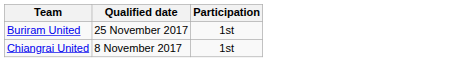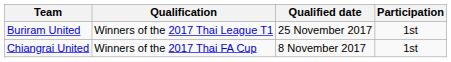+ column: (184, 13)
